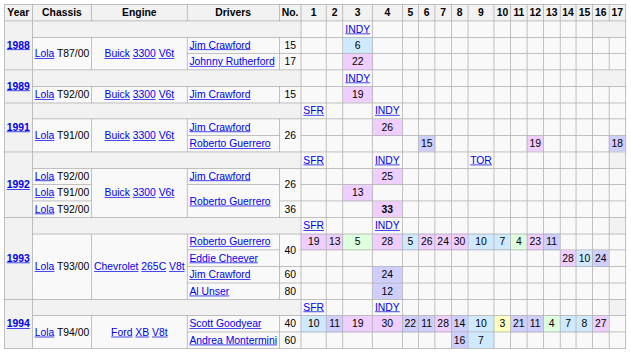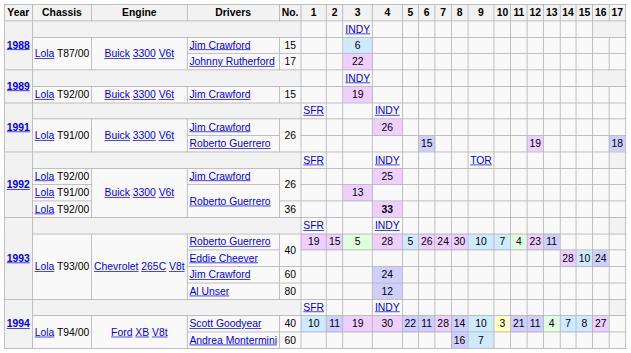(335, 242) 13 -> (335, 242) 15
